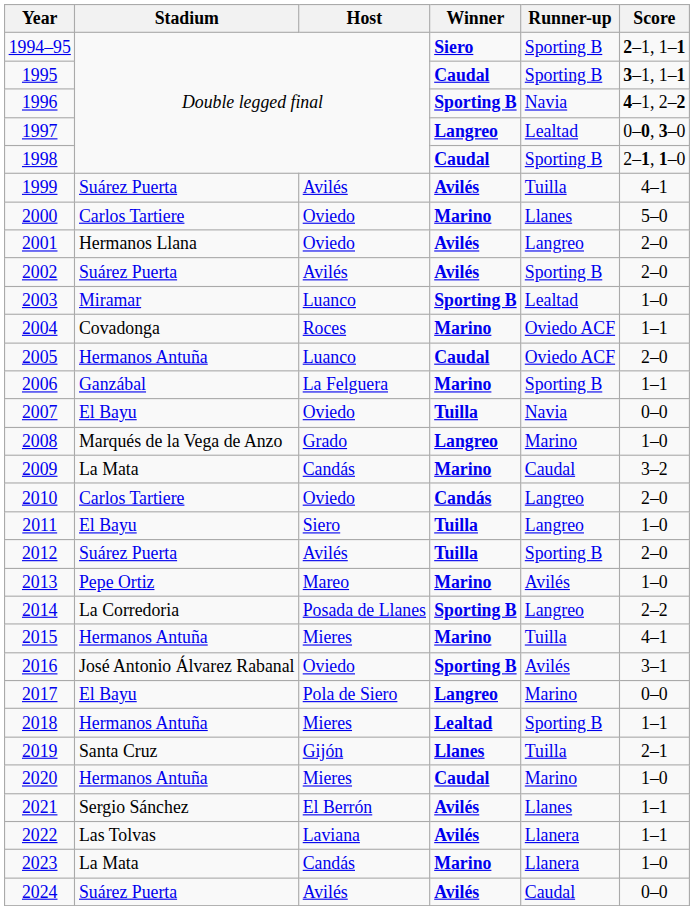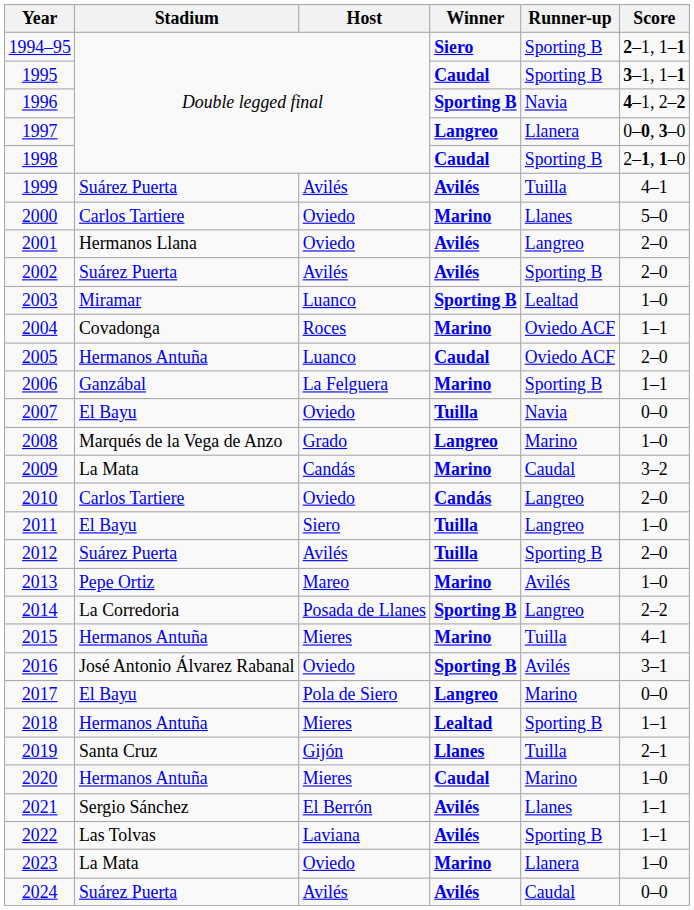(551, 131) Lealtad -> (552, 131) Llanera
(552, 835) Llanera -> (564, 835) Sporting B
(329, 863) Candás -> (329, 863) Oviedo
